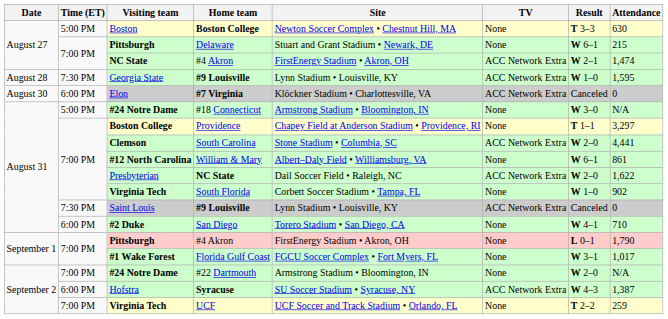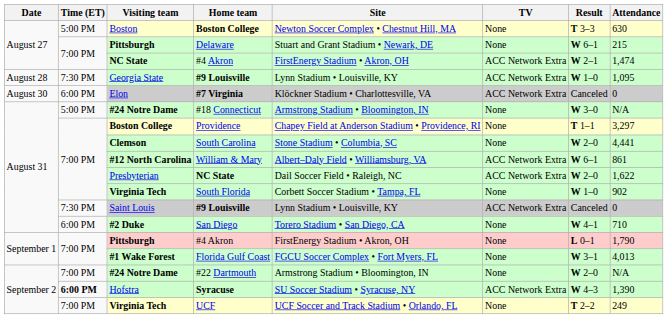(623, 77) 1,595 -> (623, 77) 1,095
(526, 143) ACC Network Extra -> (496, 143) None
(496, 159) None -> (526, 159) ACC Network Extra
(623, 257) 1,017 -> (623, 257) 4,013
(78, 289) normal -> (79, 289) bold
(623, 289) 1,387 -> (623, 289) 1,390
(620, 306) 259 -> (620, 306) 249
